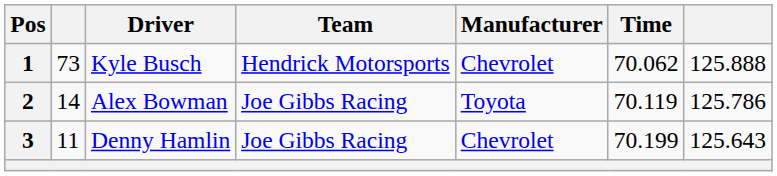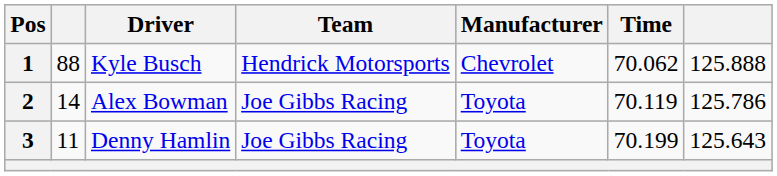(68, 62) 73 -> (68, 62) 88
(507, 140) Chevrolet -> (493, 140) Toyota
